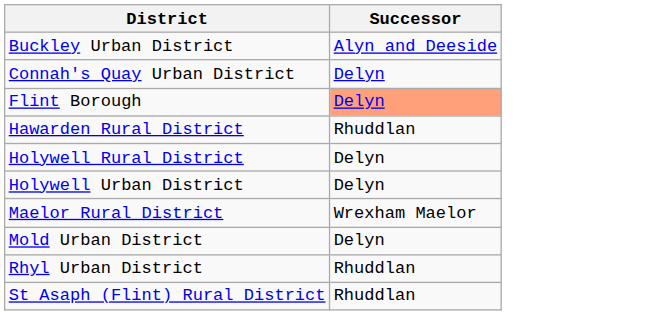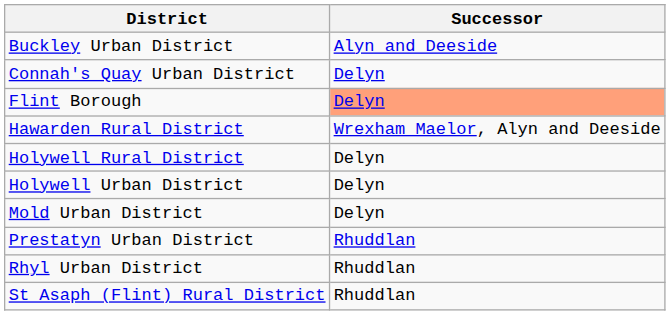(375, 130) Rhuddlan -> (497, 130) Wrexham Maelor, Alyn and Deeside
- row: (116, 213)
+ row: (131, 241)
